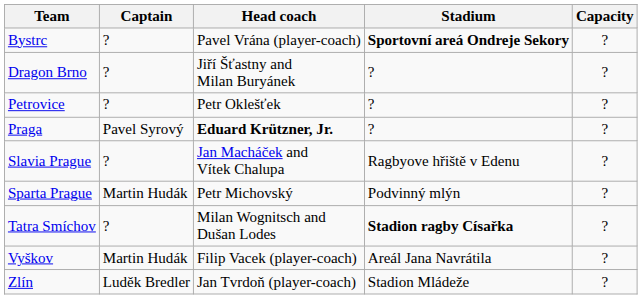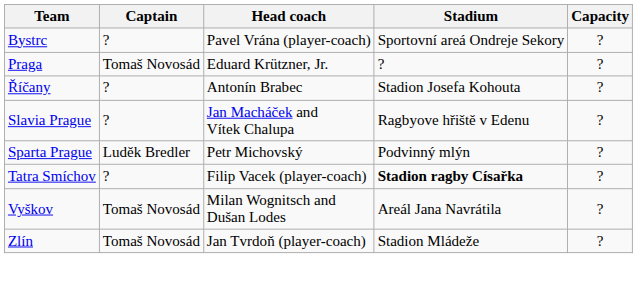(468, 40) bold -> (471, 40) normal
- row: (47, 72)
- row: (36, 104)
(143, 128) Pavel Syrový -> (151, 64) Tomaš Novosád
(265, 128) bold -> (268, 64) normal
+ row: (29, 87)
(145, 193) Martin Hudák -> (146, 152) Luděk Bredler
(261, 225) Milan Wognitsch and Dušan Lodes -> (287, 176) Filip Vacek (player-coach)
(145, 258) Martin Hudák -> (151, 208) Tomaš Novosád
(277, 258) Filip Vacek (player-coach) -> (271, 208) Milan Wognitsch and Dušan Lodes
(146, 281) Luděk Bredler -> (151, 241) Tomaš Novosád
